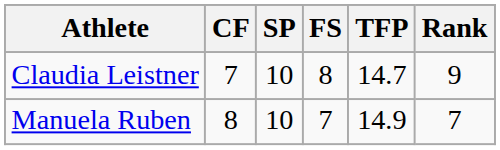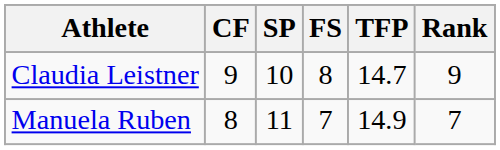(231, 74) 7 -> (231, 74) 9
(279, 121) 10 -> (279, 121) 11
